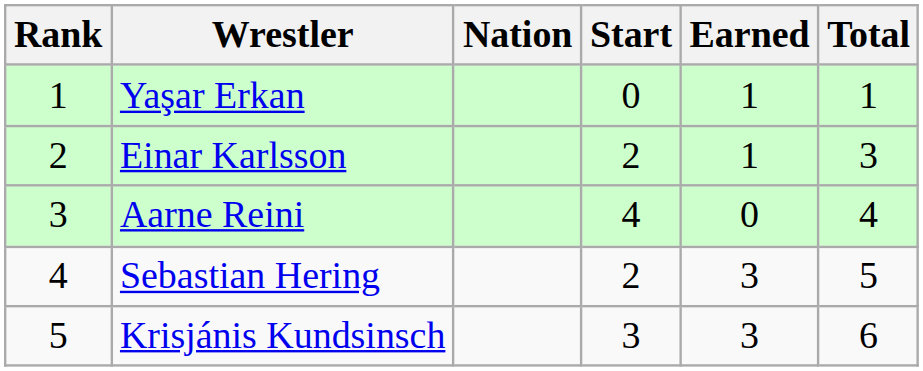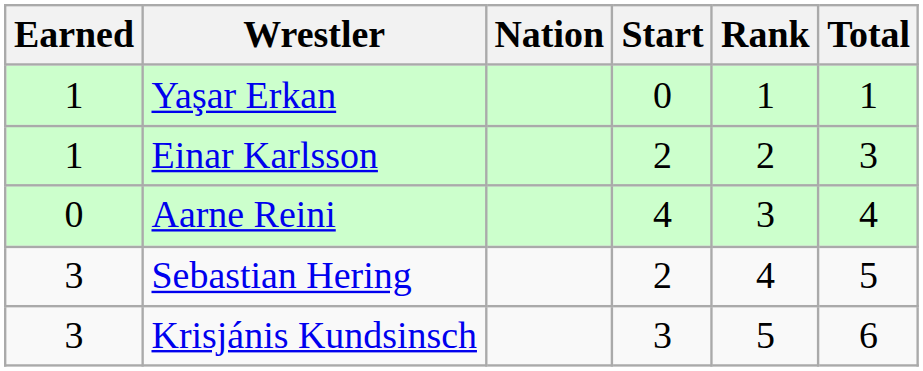columns swapped: (58, 34) <-> (750, 34)
